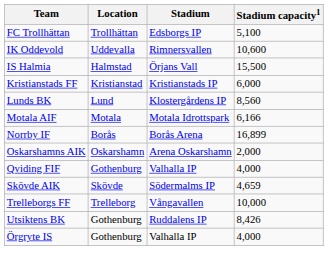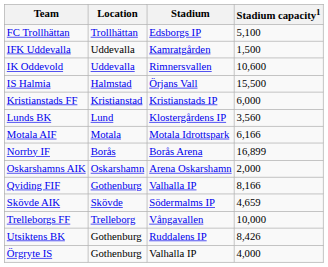+ row: (39, 49)
(249, 100) 8,560 -> (249, 117) 3,560
(249, 168) 4,000 -> (249, 185) 8,166
